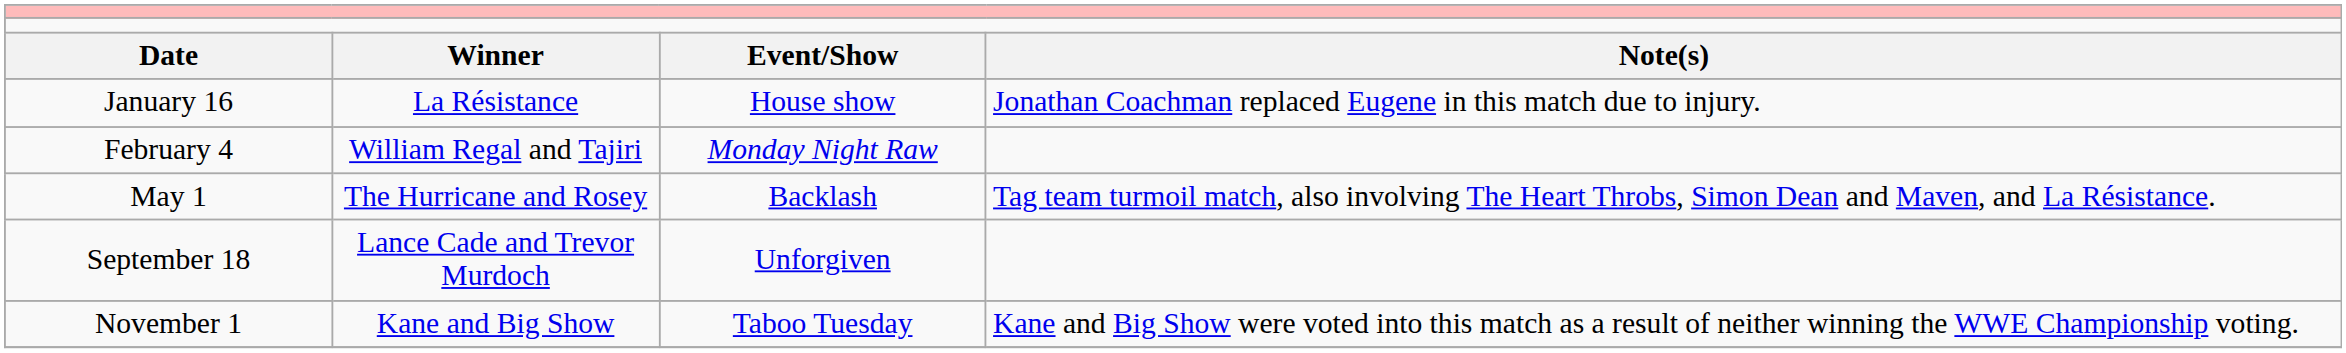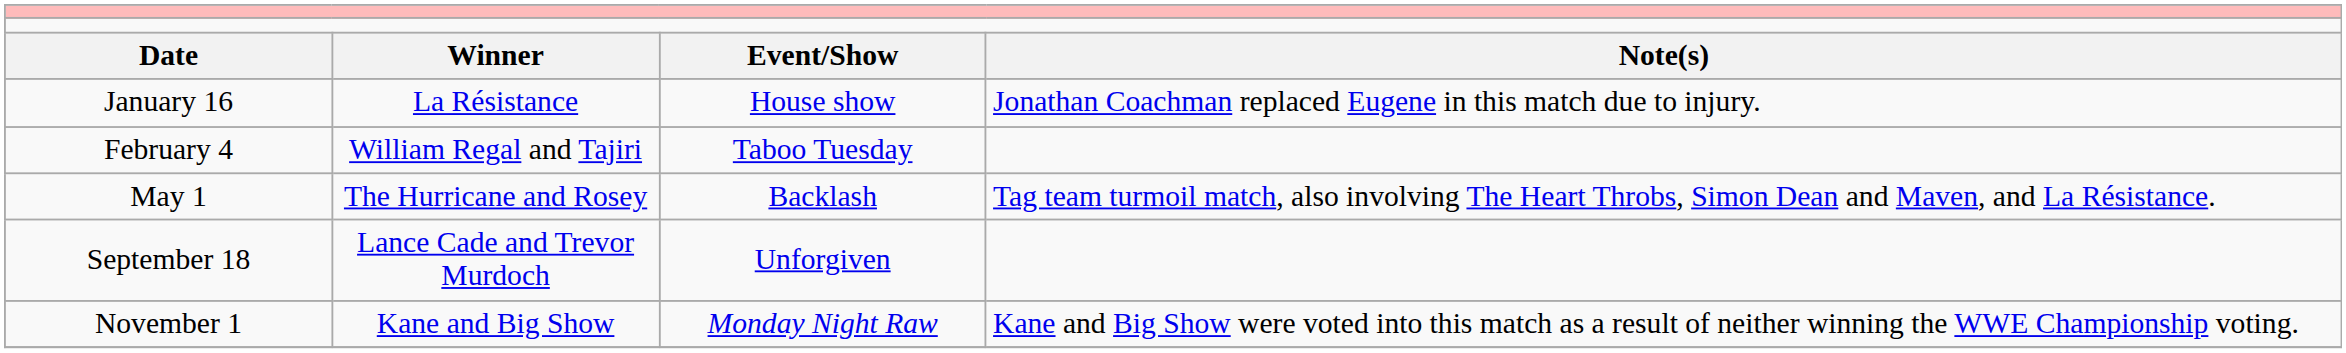(823, 149) Monday Night Raw -> (823, 149) Taboo Tuesday
(823, 323) Taboo Tuesday -> (823, 323) Monday Night Raw
